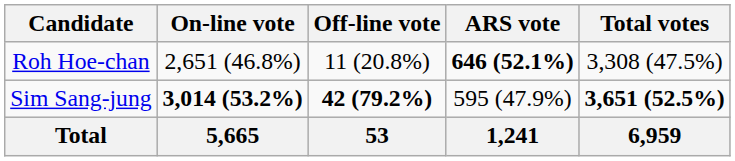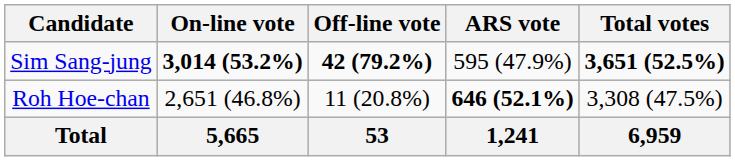rows swapped: (81, 98) <-> (81, 60)
